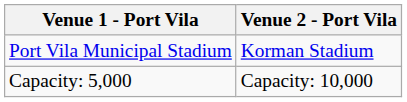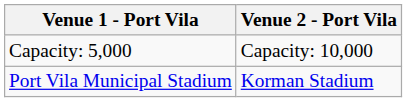rows swapped: (120, 50) <-> (70, 81)
